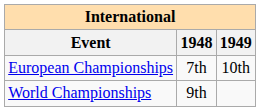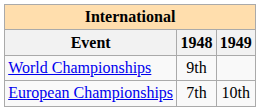rows swapped: (80, 93) <-> (91, 67)
